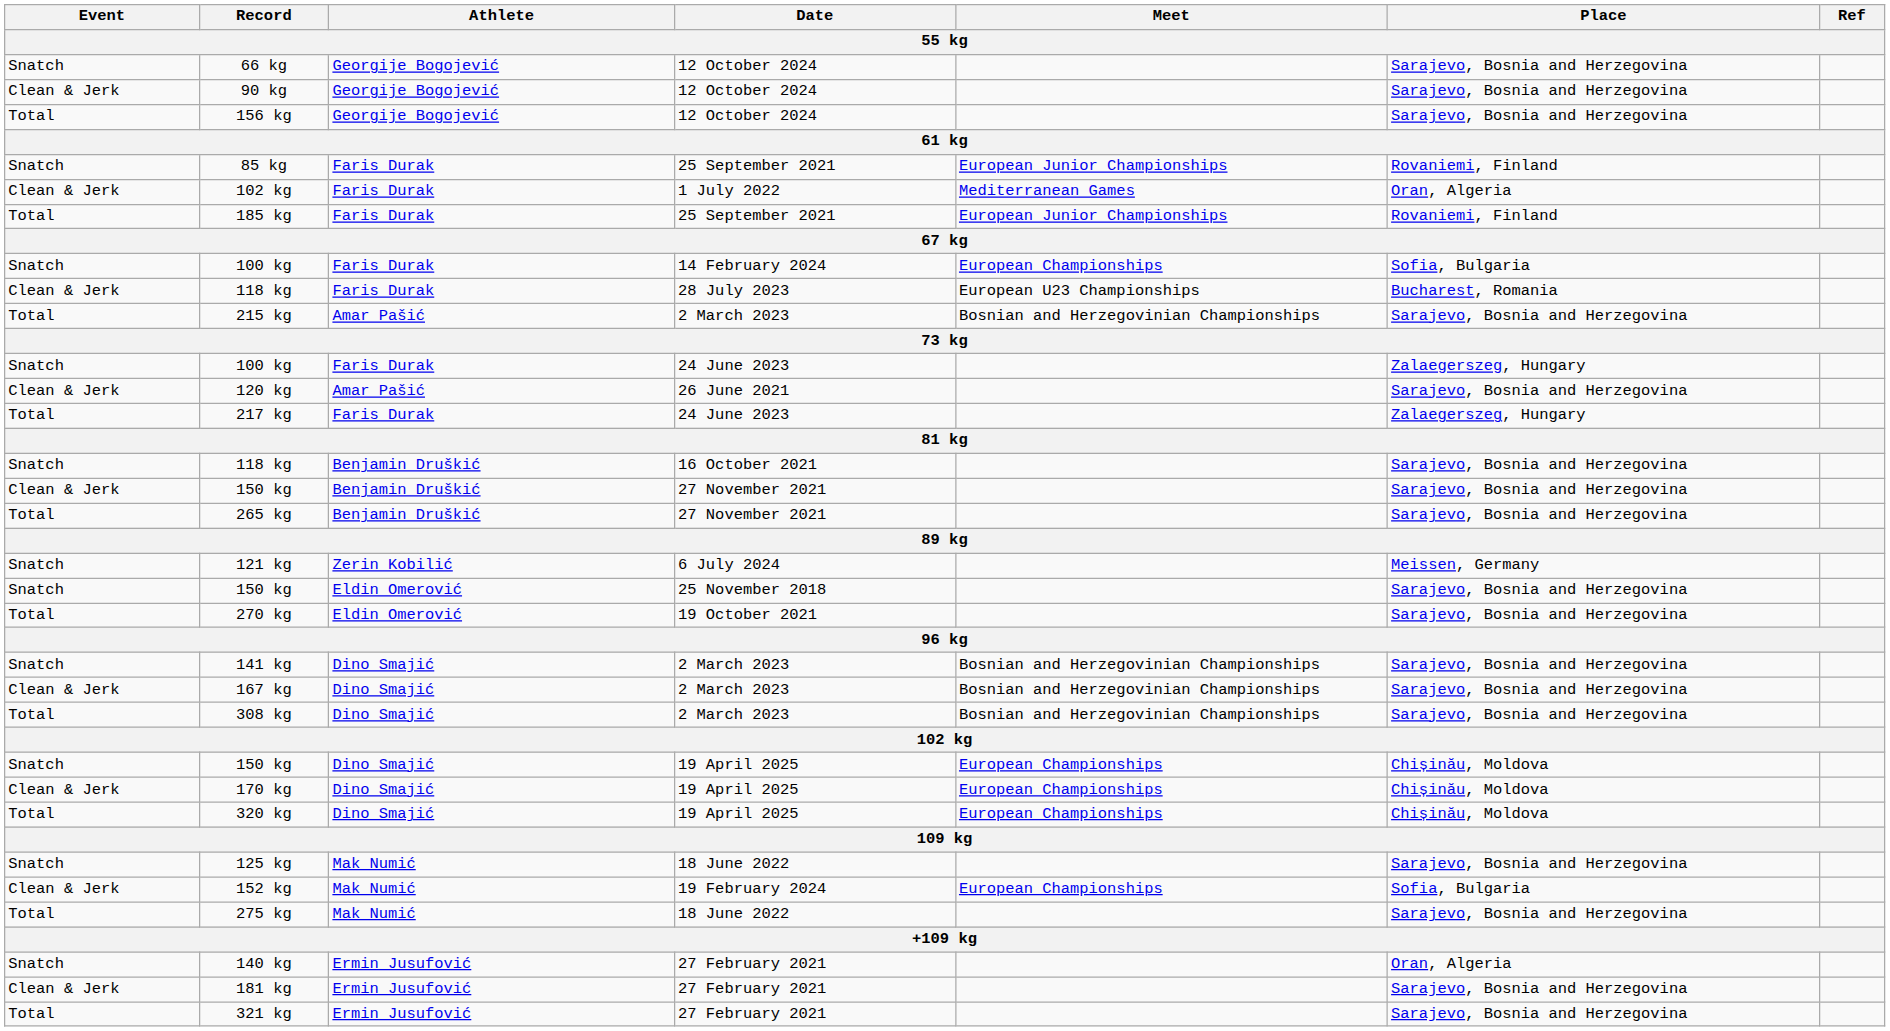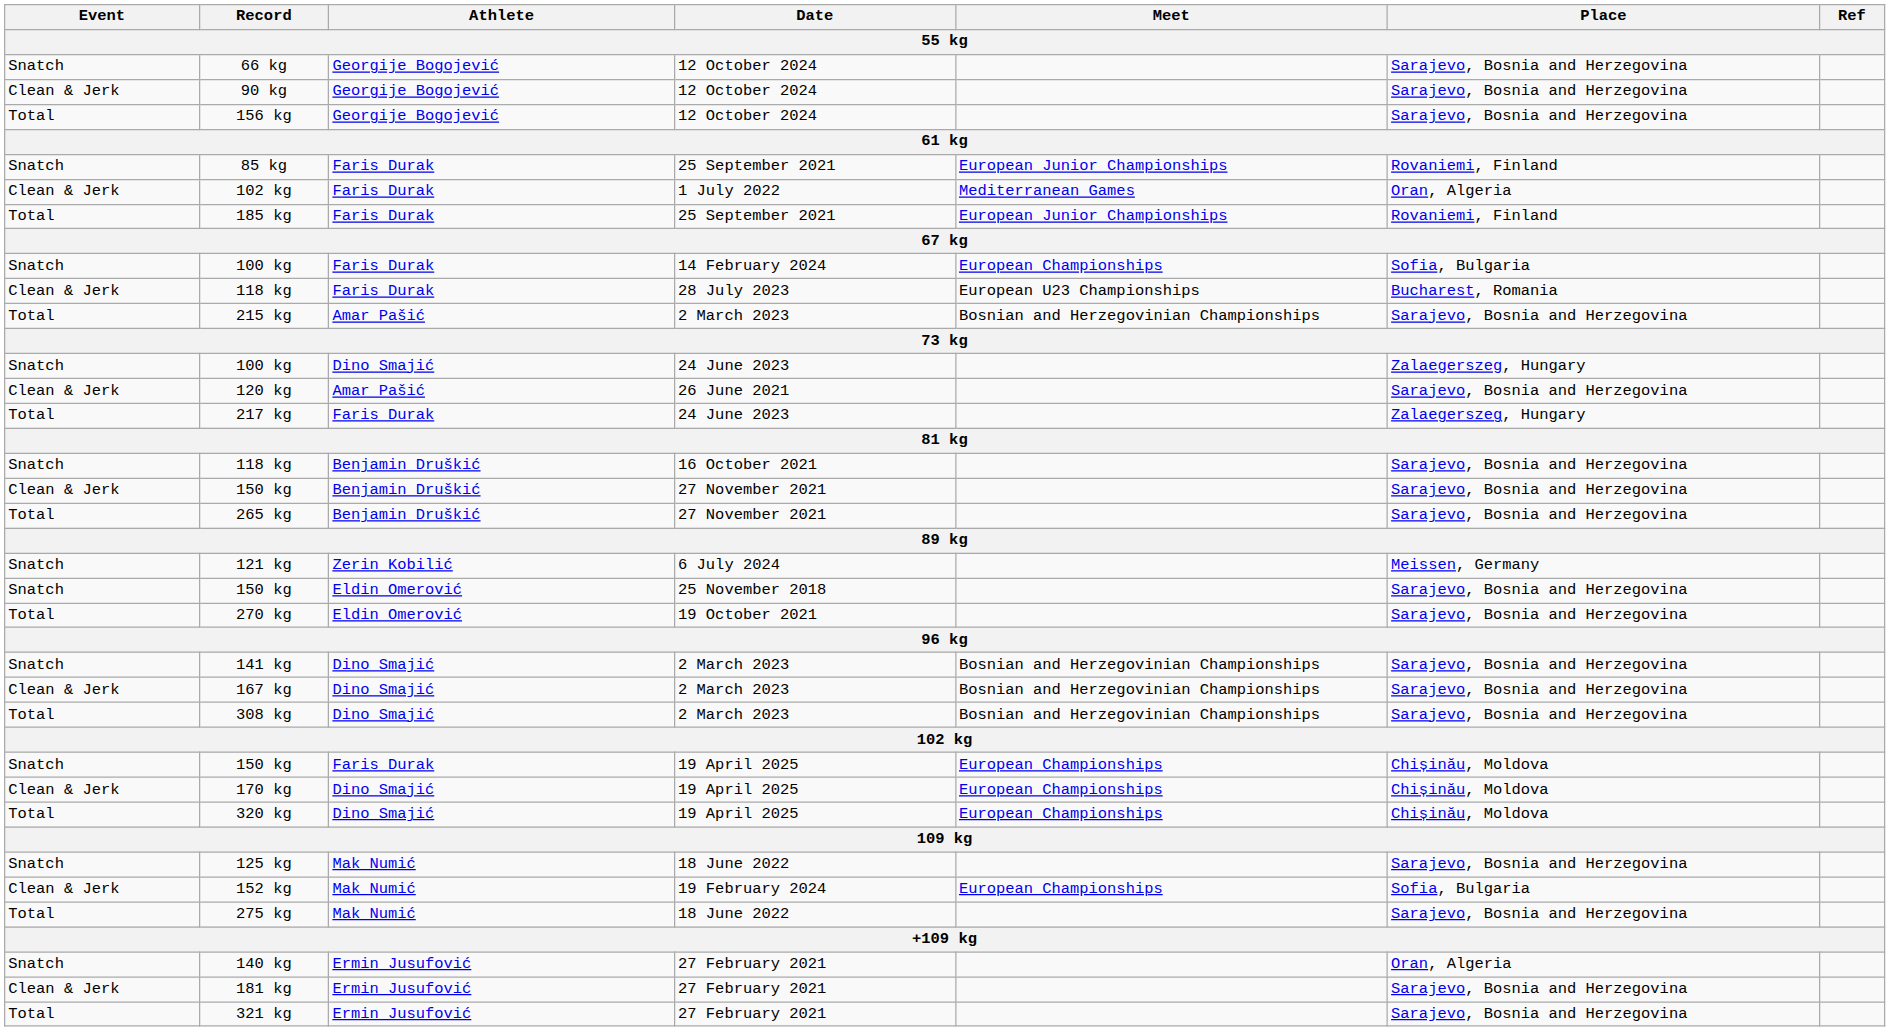(383, 366) Faris Durak -> (383, 366) Dino Smajić
(383, 765) Dino Smajić -> (383, 765) Faris Durak
